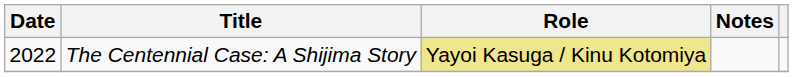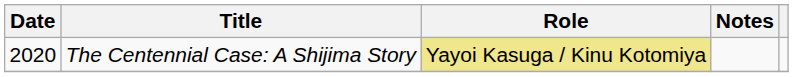(33, 54) 2022 -> (33, 54) 2020
